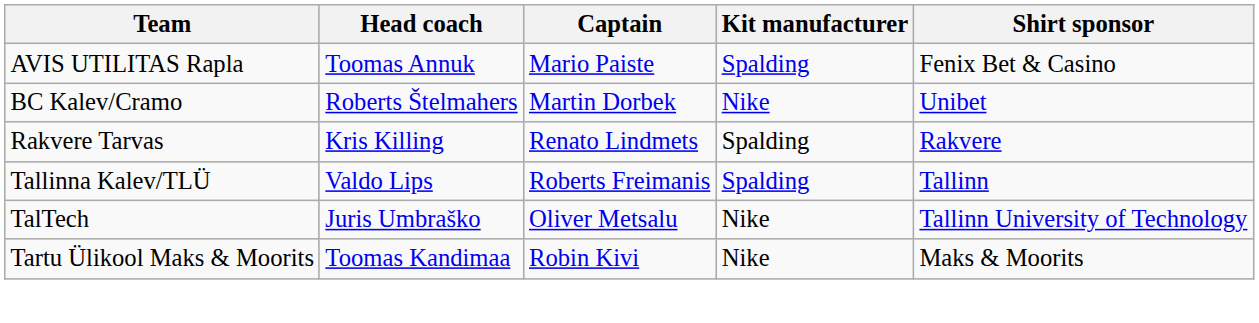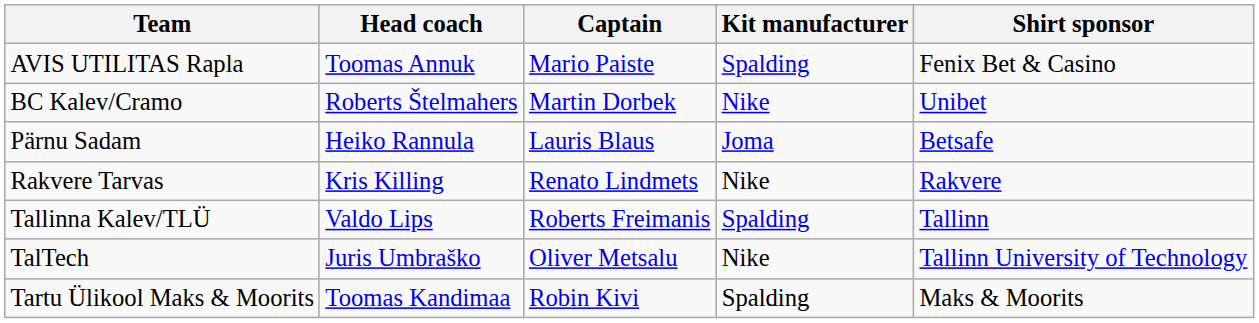+ row: (76, 141)
(766, 141) Spalding -> (746, 180) Nike
(746, 258) Nike -> (766, 297) Spalding
